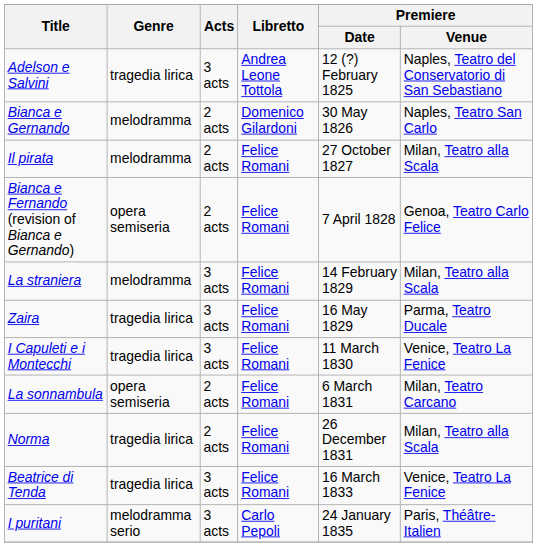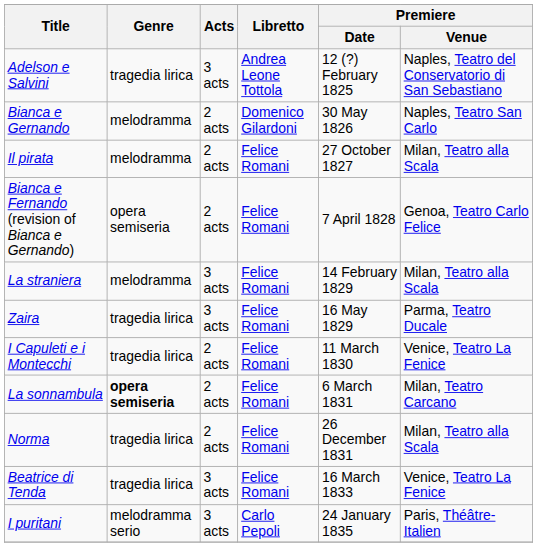(216, 356) 3 acts -> (216, 356) 2 acts
(140, 394) normal -> (142, 394) bold
